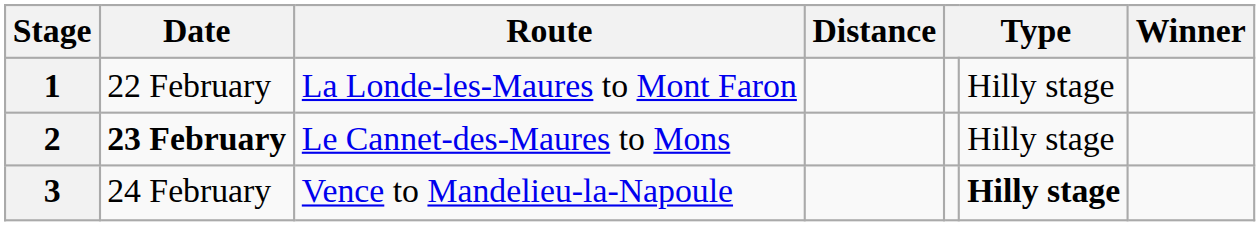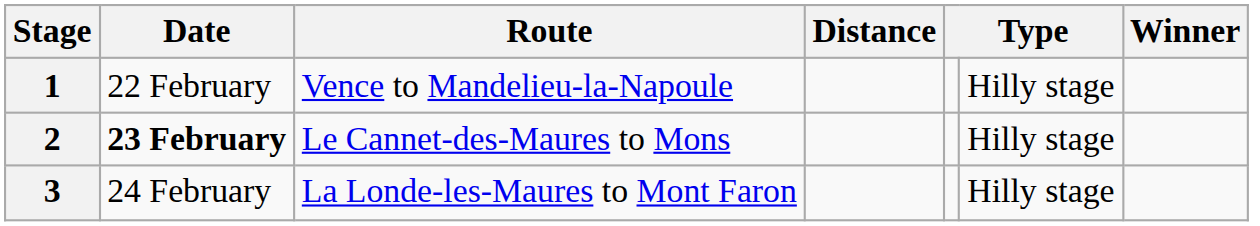(549, 84) La Londe-les-Maures to Mont Faron -> (517, 84) Vence to Mandelieu-la-Napoule
(517, 191) Vence to Mandelieu-la-Napoule -> (549, 191) La Londe-les-Maures to Mont Faron
(1044, 191) bold -> (1041, 191) normal
